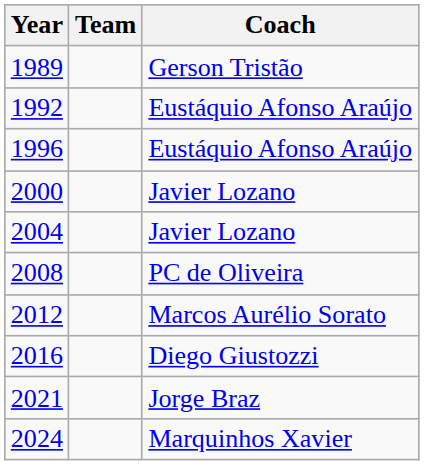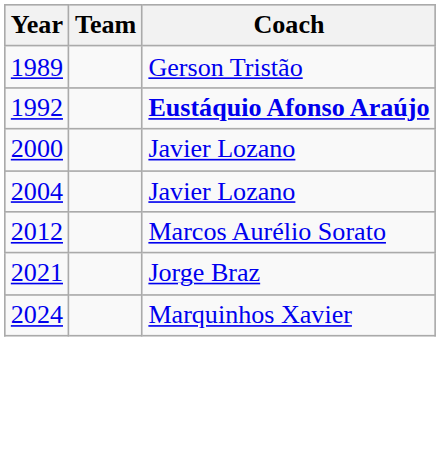(280, 107) normal -> (289, 107) bold
- row: (37, 149)
- row: (37, 273)
- row: (37, 356)
